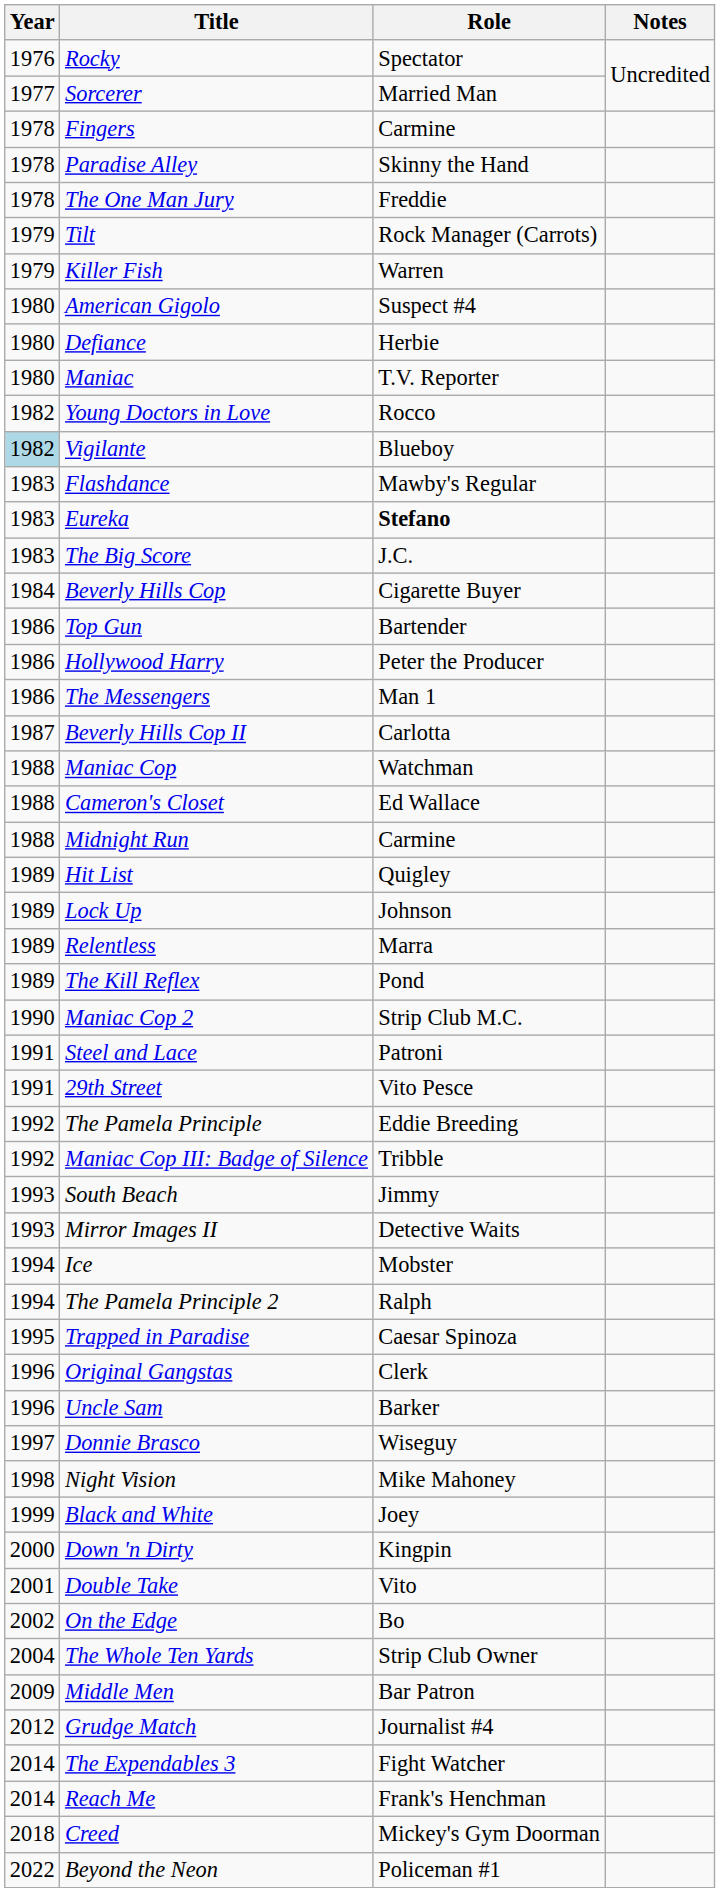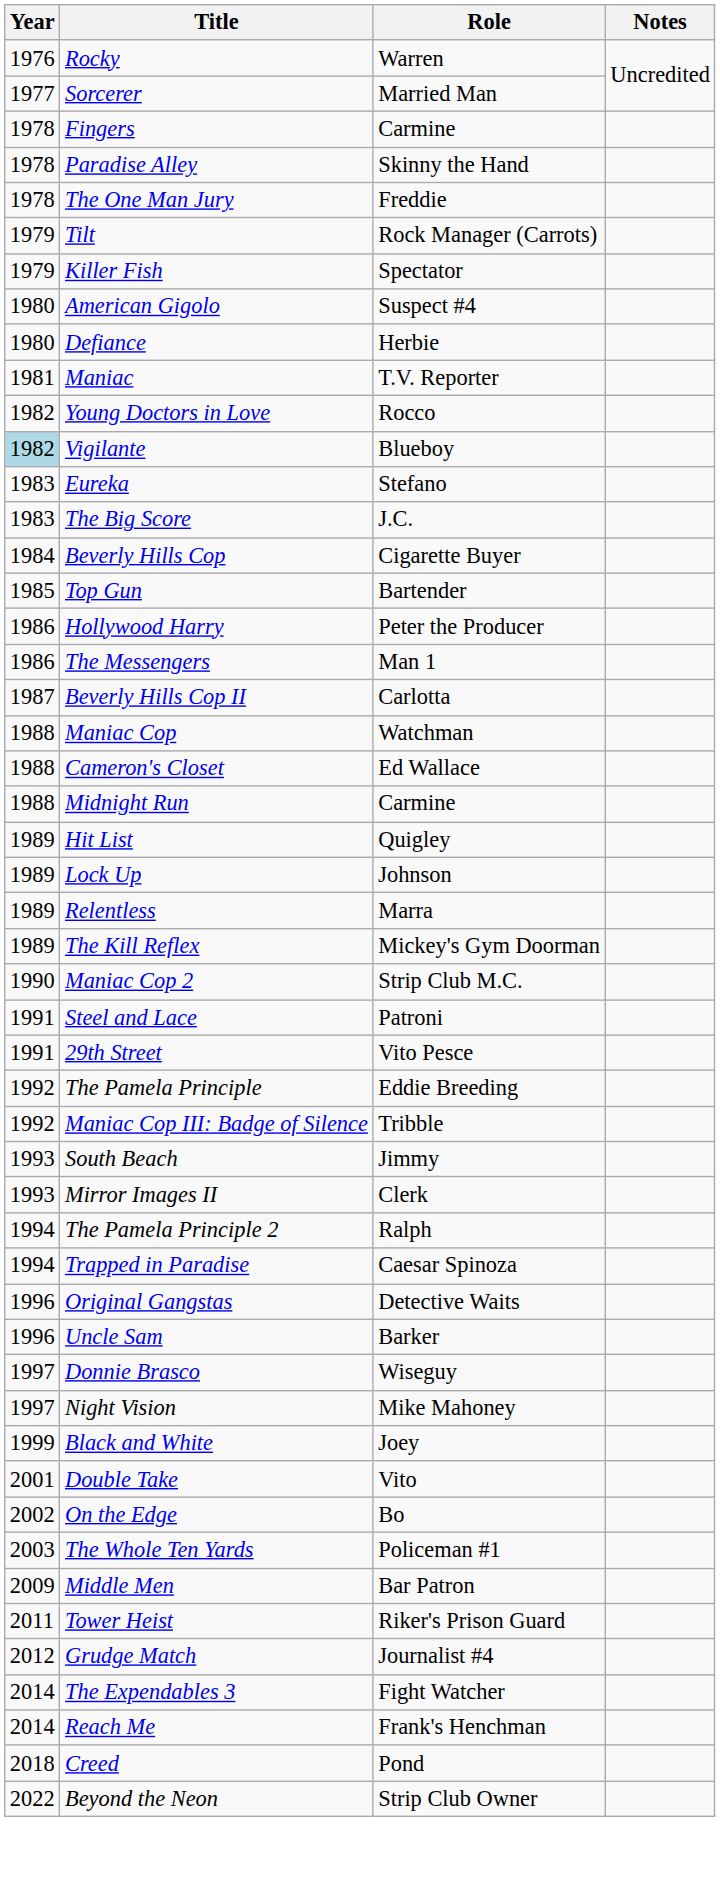(421, 57) Spectator -> (411, 57) Warren
(411, 270) Warren -> (421, 270) Spectator
(32, 377) 1980 -> (32, 377) 1981
- row: (117, 484)
(414, 519) bold -> (412, 484) normal
(32, 626) 1986 -> (32, 590) 1985
(401, 981) Pond -> (489, 945) Mickey's Gym Doorman
(449, 1230) Detective Waits -> (403, 1194) Clerk
- row: (79, 1265)
(32, 1336) 1995 -> (32, 1265) 1994
(403, 1372) Clerk -> (449, 1301) Detective Waits
(32, 1478) 1998 -> (32, 1407) 1997
- row: (129, 1549)
(32, 1656) 2004 -> (32, 1549) 2003
(458, 1656) Strip Club Owner -> (440, 1549) Policeman #1
+ row: (119, 1620)
(489, 1834) Mickey's Gym Doorman -> (401, 1762) Pond
(440, 1869) Policeman #1 -> (458, 1798) Strip Club Owner
